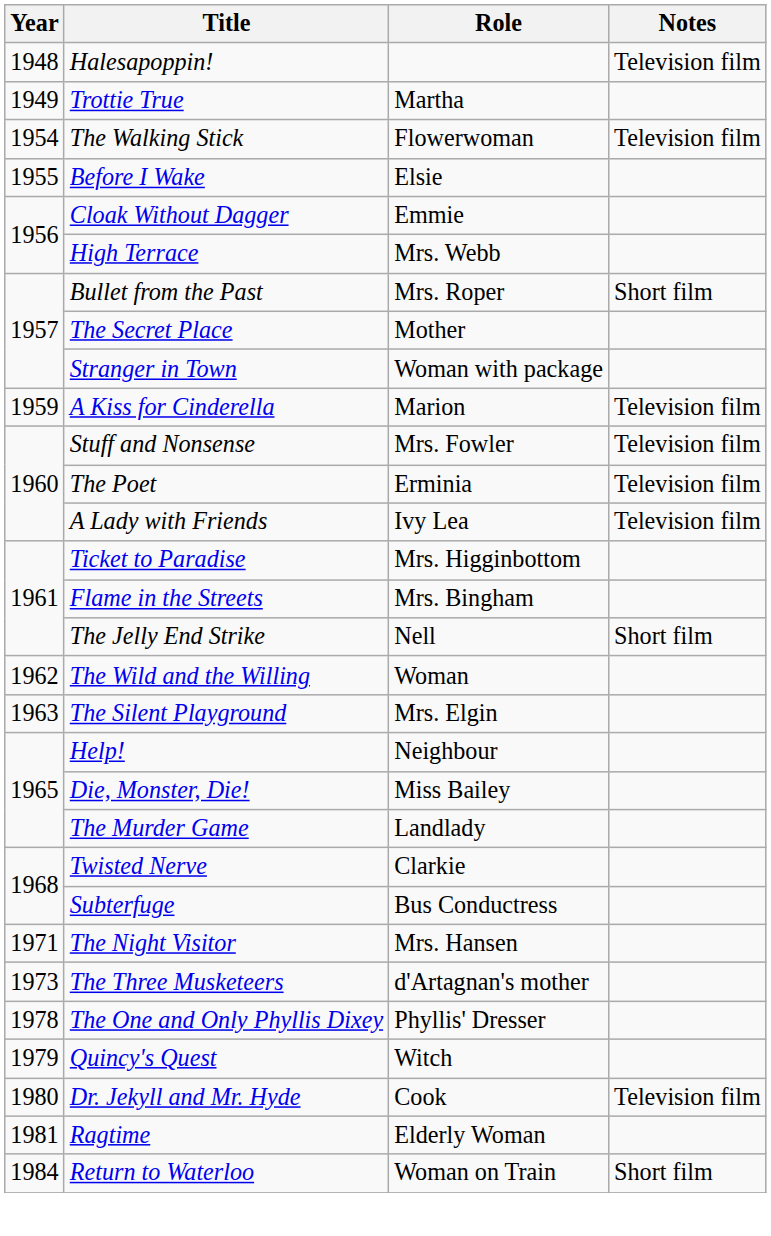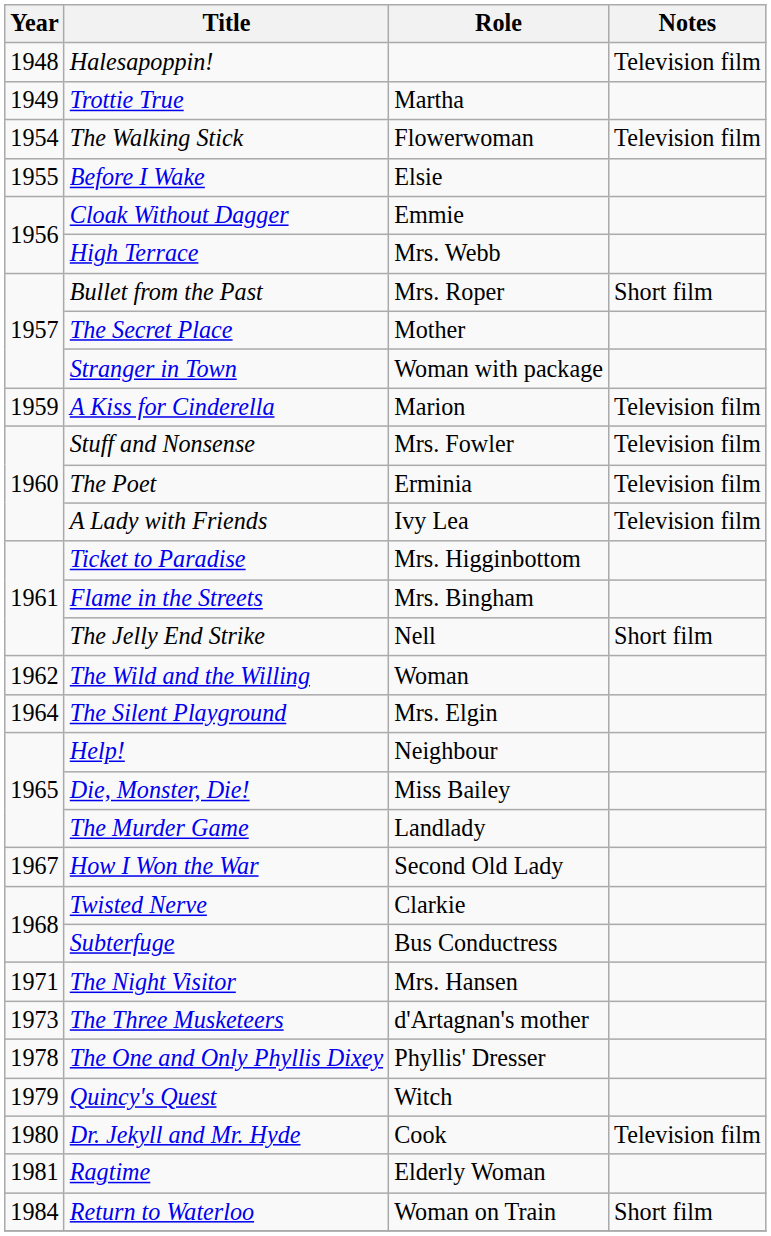(34, 713) 1963 -> (34, 713) 1964
+ row: (164, 866)
